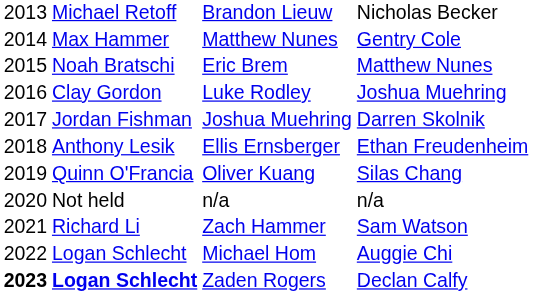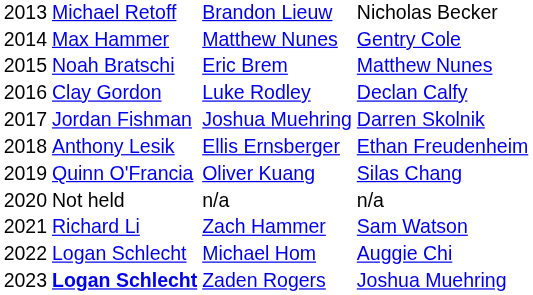(432, 93) Joshua Muehring -> (412, 93) Declan Calfy
(25, 280) bold -> (25, 280) normal
(412, 280) Declan Calfy -> (432, 280) Joshua Muehring
